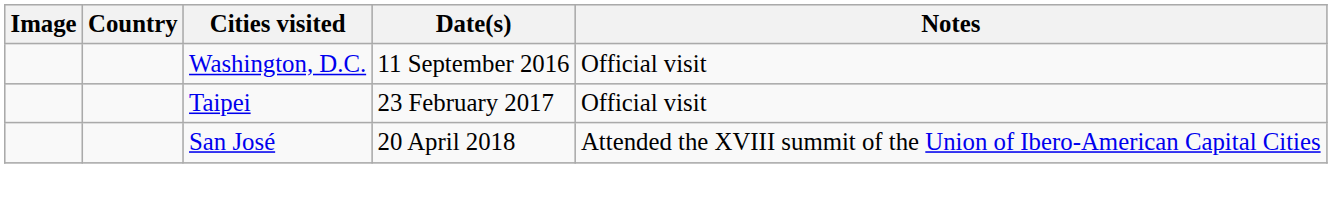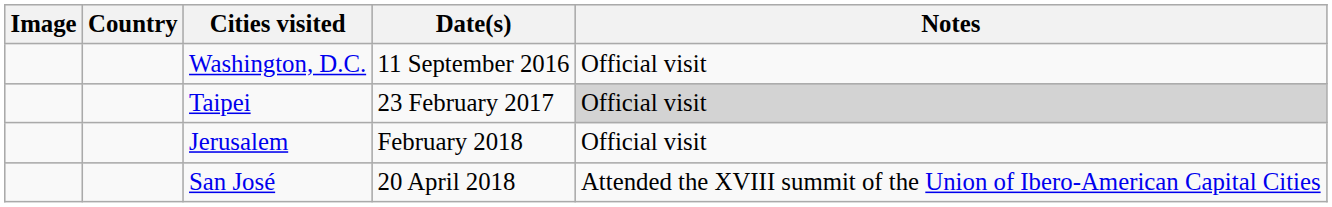(644, 102) no background -> (644, 102) lightgrey background
+ row: (239, 142)
